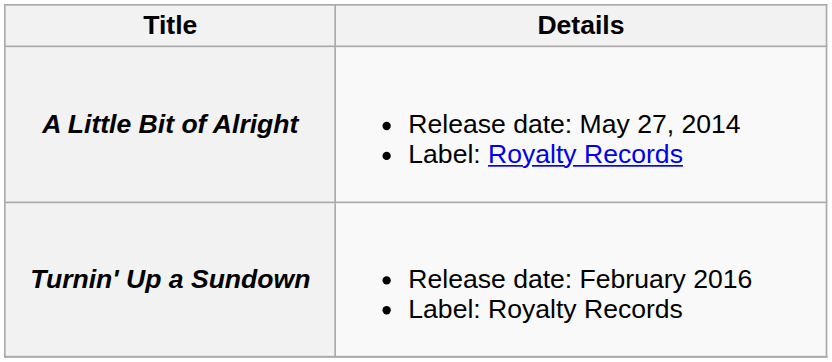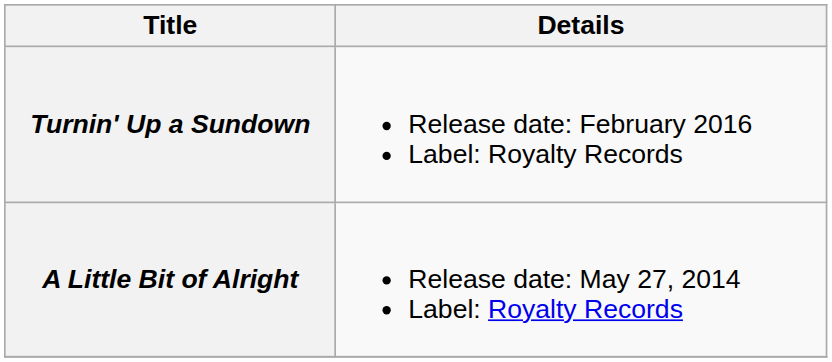rows swapped: (170, 124) <-> (170, 279)
